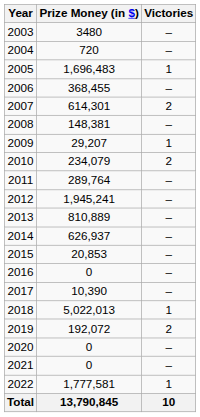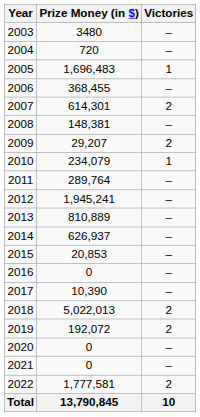(169, 143) 1 -> (169, 143) 2
(169, 161) 2 -> (169, 161) 1
(169, 310) 1 -> (169, 310) 2
(169, 384) 1 -> (169, 384) 2
